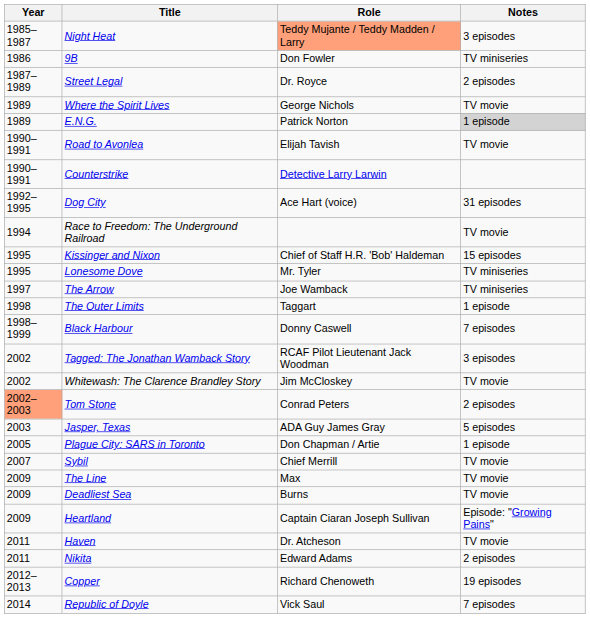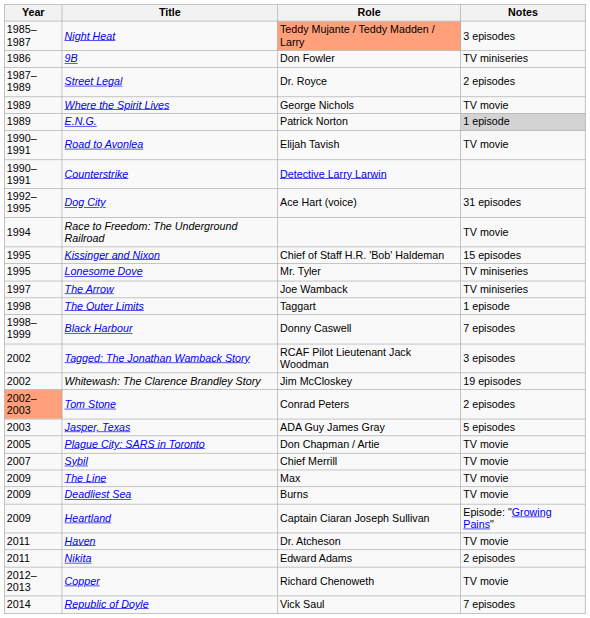(486, 381) TV movie -> (492, 381) 19 episodes
(486, 444) 1 episode -> (486, 444) TV movie
(492, 581) 19 episodes -> (486, 581) TV movie
